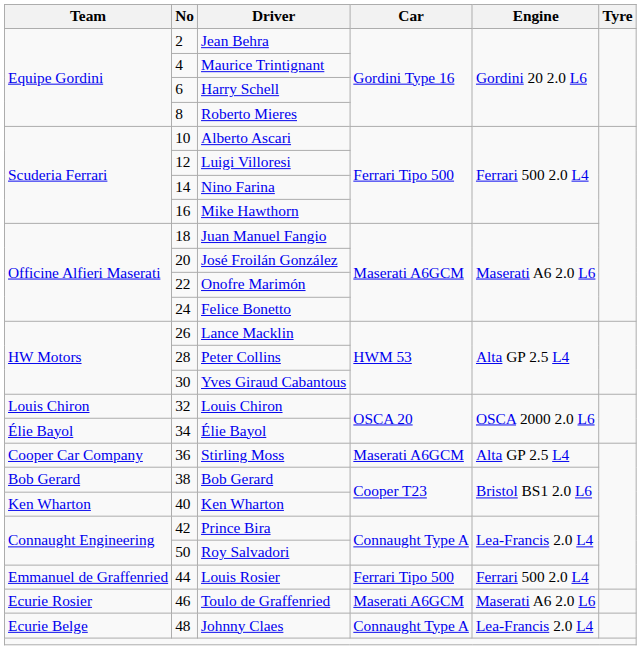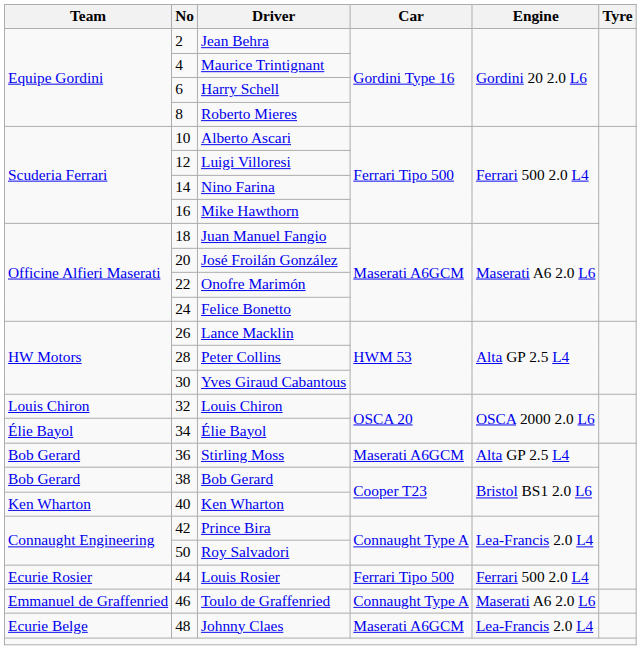(75, 455) Cooper Car Company -> (44, 455) Bob Gerard
(88, 576) Emmanuel de Graffenried -> (50, 576) Ecurie Rosier
(50, 601) Ecurie Rosier -> (88, 601) Emmanuel de Graffenried
(409, 601) Maserati A6GCM -> (411, 601) Connaught Type A
(411, 625) Connaught Type A -> (409, 625) Maserati A6GCM
